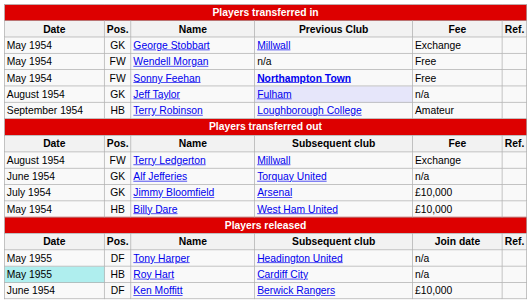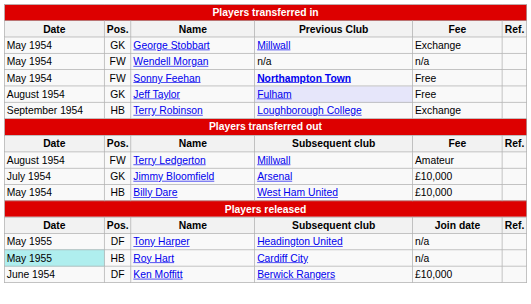(426, 62) Free -> (422, 62) n/a
(422, 95) n/a -> (426, 95) Free
(434, 111) Amateur -> (438, 111) Exchange
(438, 160) Exchange -> (434, 160) Amateur
- row: (160, 176)
